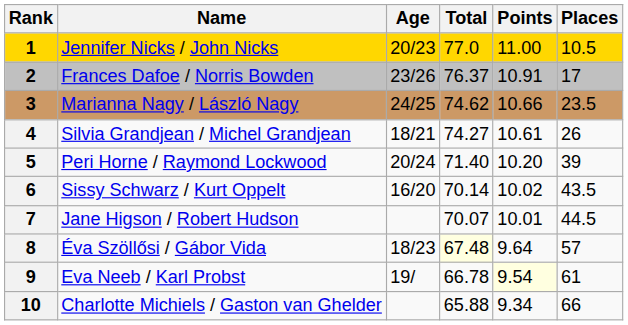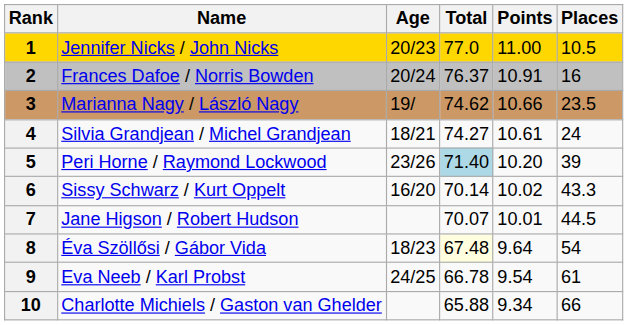(413, 76) 23/26 -> (413, 76) 20/24
(571, 76) 17 -> (571, 76) 16
(413, 104) 24/25 -> (403, 104) 19/
(571, 133) 26 -> (571, 133) 24
(413, 162) 20/24 -> (413, 162) 23/26
(466, 162) no background -> (466, 162) lightblue background
(579, 190) 43.5 -> (579, 190) 43.3
(571, 248) 57 -> (571, 248) 54
(403, 276) 19/ -> (413, 276) 24/25
(515, 276) lightyellow background -> (515, 276) no background
